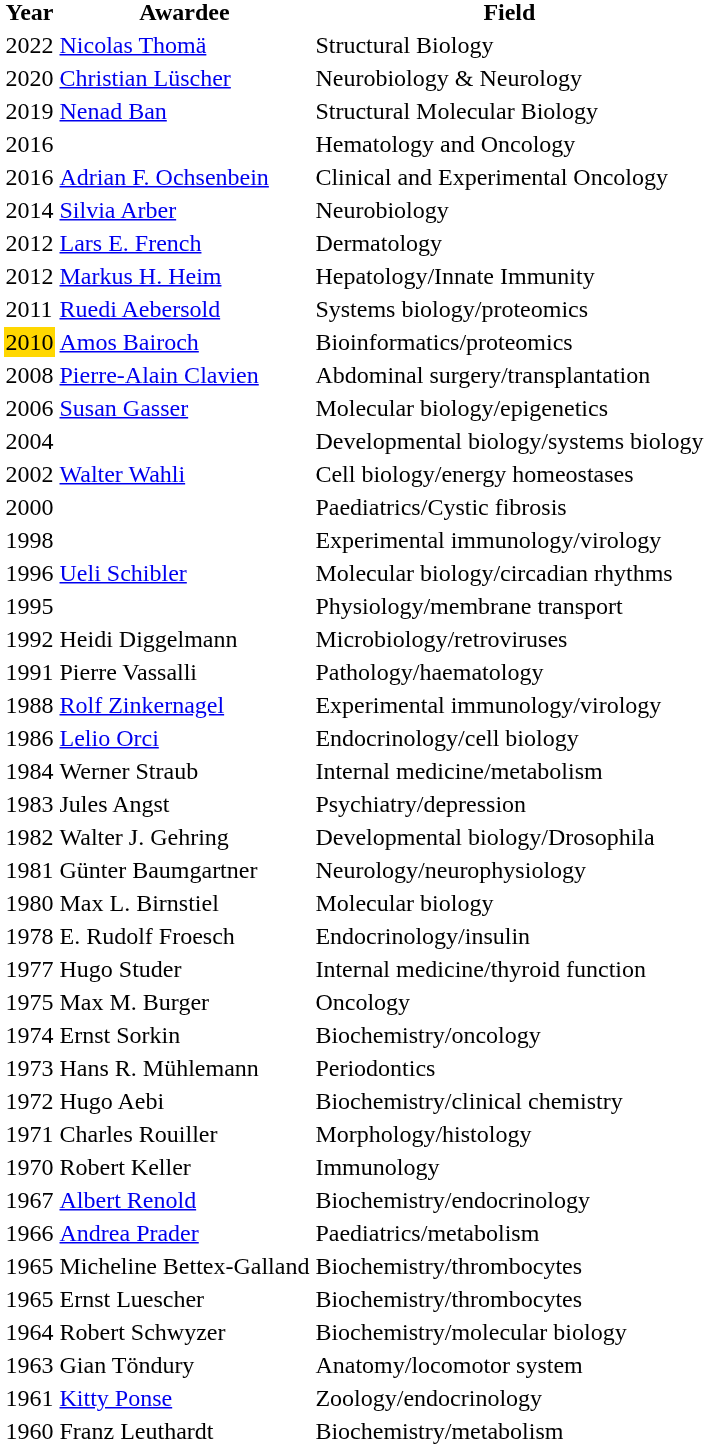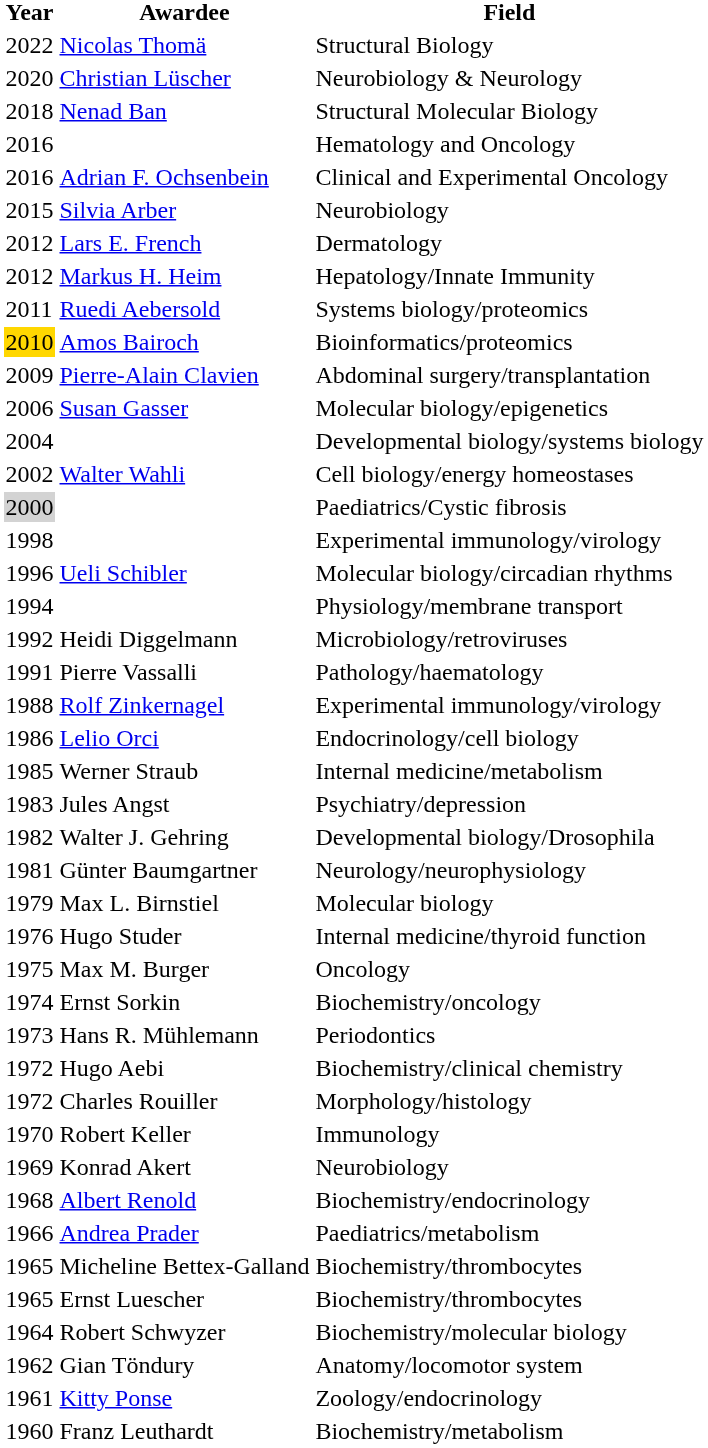(30, 110) 2019 -> (30, 110) 2018
(30, 209) 2014 -> (30, 209) 2015
(30, 374) 2008 -> (30, 374) 2009
(30, 506) no background -> (30, 506) lightgrey background
(30, 605) 1995 -> (30, 605) 1994
(30, 770) 1984 -> (30, 770) 1985
(30, 902) 1980 -> (30, 902) 1979
- row: (147, 935)
(30, 968) 1977 -> (30, 935) 1976
(30, 1133) 1971 -> (30, 1100) 1972
+ row: (125, 1166)
(30, 1199) 1967 -> (30, 1199) 1968
(30, 1364) 1963 -> (30, 1364) 1962
